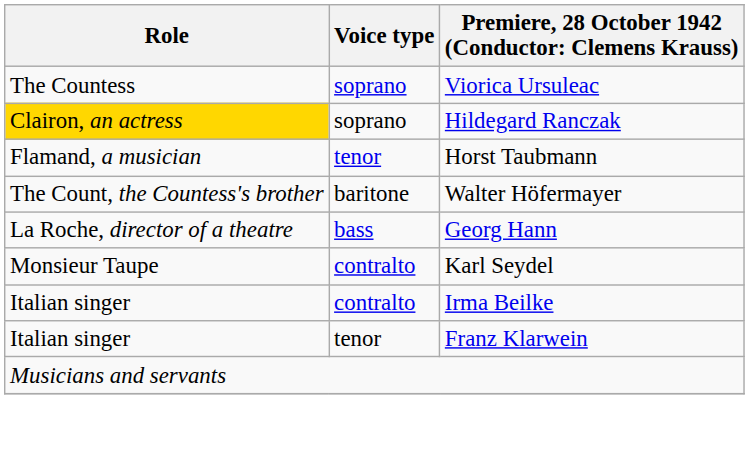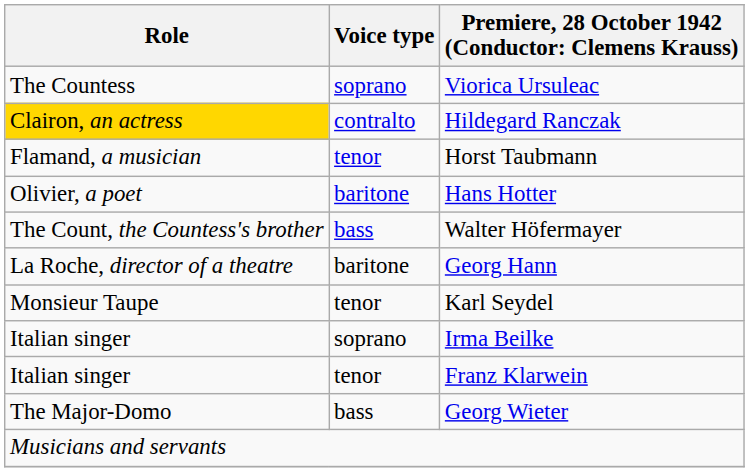(370, 120) soprano -> (375, 120) contralto
+ row: (500, 193)
(372, 193) baritone -> (354, 229) bass
(354, 229) bass -> (372, 266) baritone
(375, 266) contralto -> (358, 302) tenor
(375, 302) contralto -> (370, 338) soprano
+ row: (507, 411)
